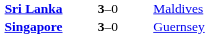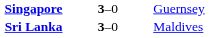rows swapped: (34, 26) <-> (34, 8)
